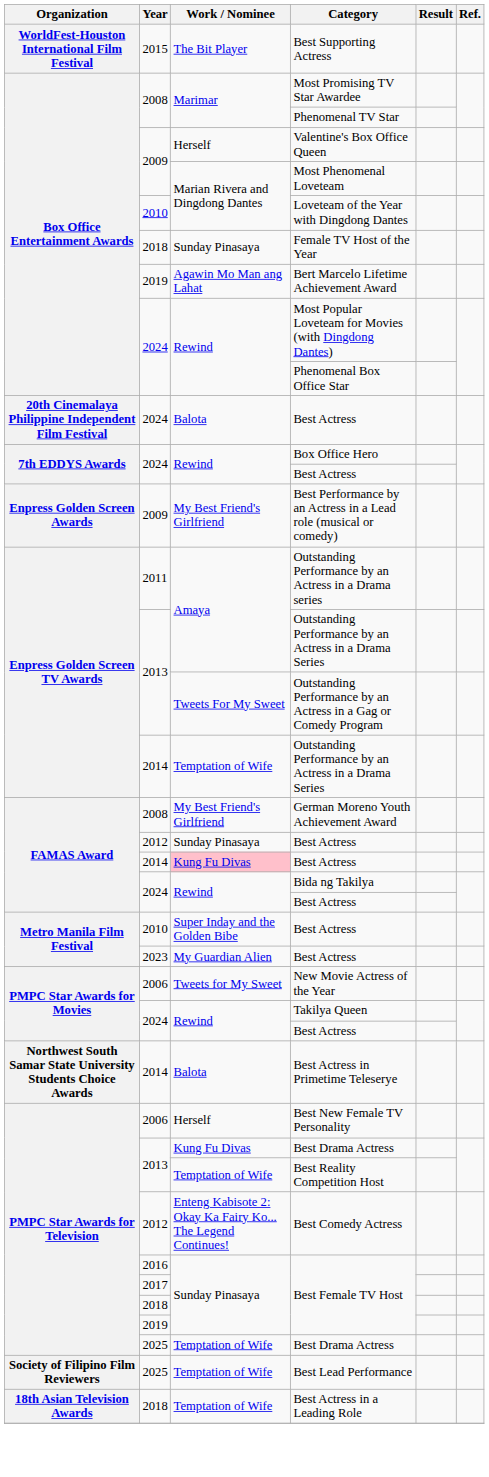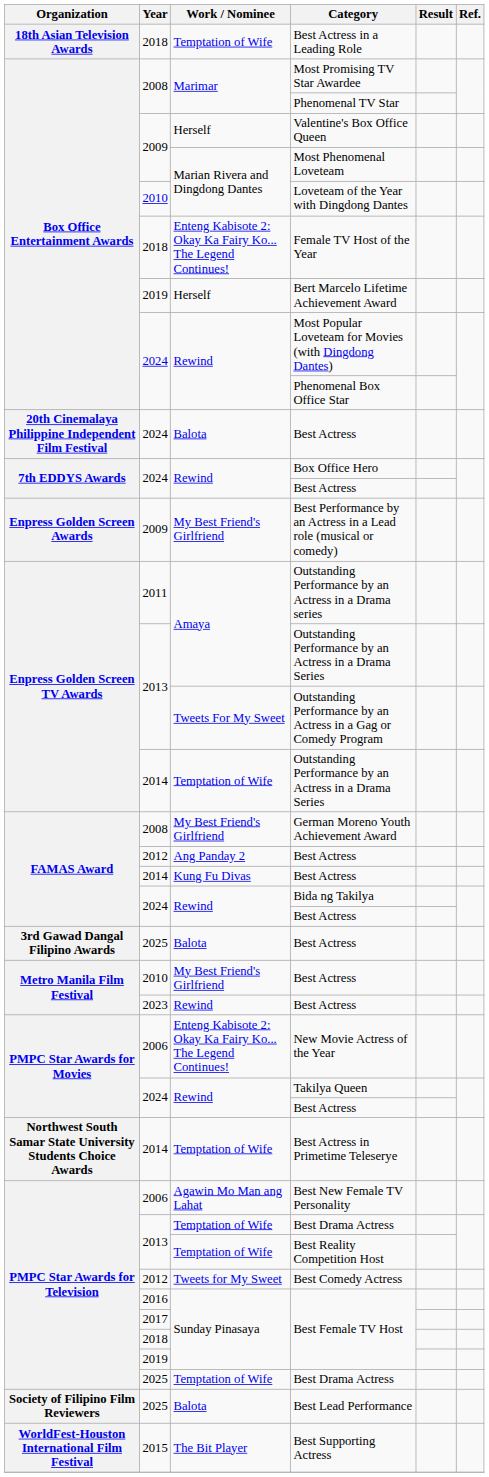rows swapped: (155, 1406) <-> (155, 48)
(217, 247) Sunday Pinasaya -> (225, 247) Enteng Kabisote 2: Okay Ka Fairy Ko... The Legend Continues!
(228, 281) Agawin Mo Man ang Lahat -> (192, 295) Herself
(217, 842) Sunday Pinasaya -> (209, 856) Ang Panday 2
(212, 862) pink background -> (212, 876) no background
+ row: (155, 943)
(224, 929) Super Inday and the Golden Bibe -> (217, 977) My Best Friend's Girlfriend
(223, 956) My Guardian Alien -> (193, 1004) Rewind
(228, 983) Tweets for My Sweet -> (225, 1046) Enteng Kabisote 2: Okay Ka Fairy Ko... The Legend Continues!
(190, 1072) Balota -> (223, 1149) Temptation of Wife
(192, 1120) Herself -> (228, 1197) Agawin Mo Man ang Lahat
(212, 1147) Kung Fu Divas -> (223, 1224) Temptation of Wife
(225, 1223) Enteng Kabisote 2: Okay Ka Fairy Ko... The Legend Continues! -> (228, 1279) Tweets for My Sweet
(223, 1372) Temptation of Wife -> (190, 1406) Balota
